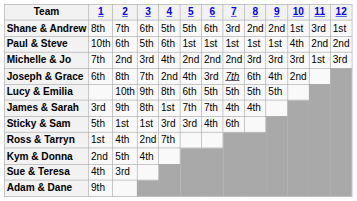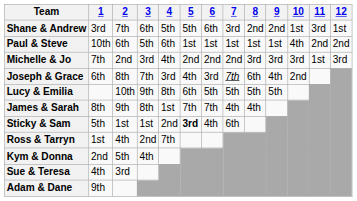(98, 28) 8th -> (98, 28) 3rd
(169, 76) 2nd -> (168, 76) 3rd
(98, 108) 3rd -> (98, 108) 8th
(168, 124) 3rd -> (169, 124) 2nd
(190, 124) normal -> (190, 124) bold
